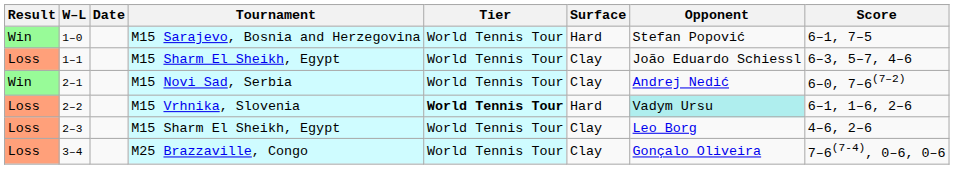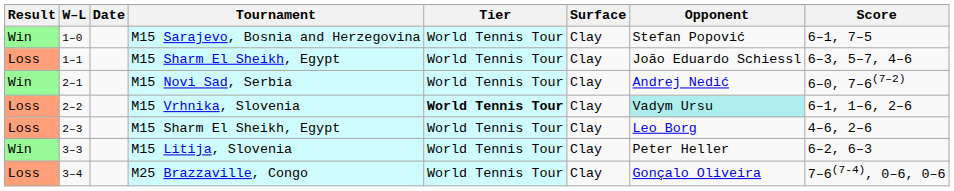(586, 37) Hard -> (586, 37) Clay
(586, 106) Hard -> (586, 106) Clay
+ row: (72, 150)
